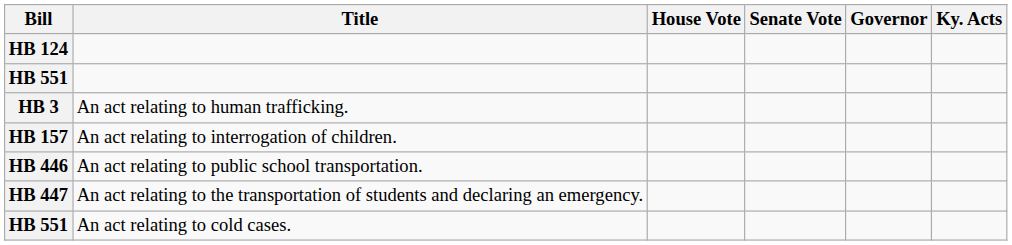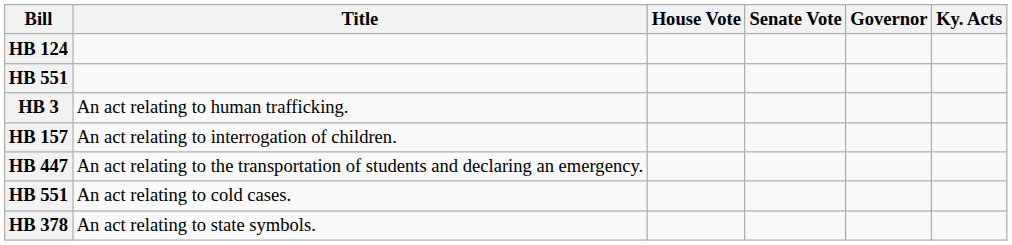- row: (39, 166)
+ row: (39, 225)
